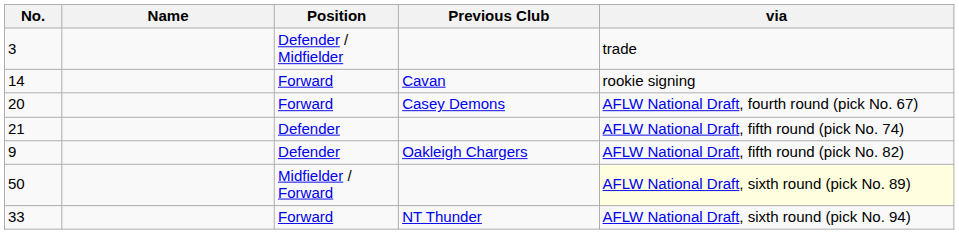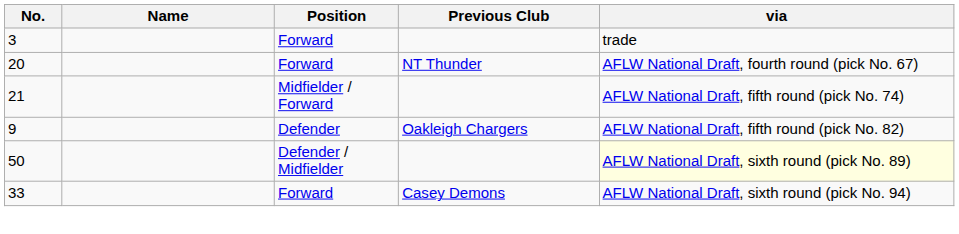(313, 48) Defender / Midfielder -> (306, 40) Forward
- row: (16, 81)
(454, 104) Casey Demons -> (442, 64) NT Thunder
(309, 128) Defender -> (315, 96) Midfielder / Forward
(315, 184) Midfielder / Forward -> (313, 161) Defender / Midfielder
(442, 217) NT Thunder -> (454, 193) Casey Demons
